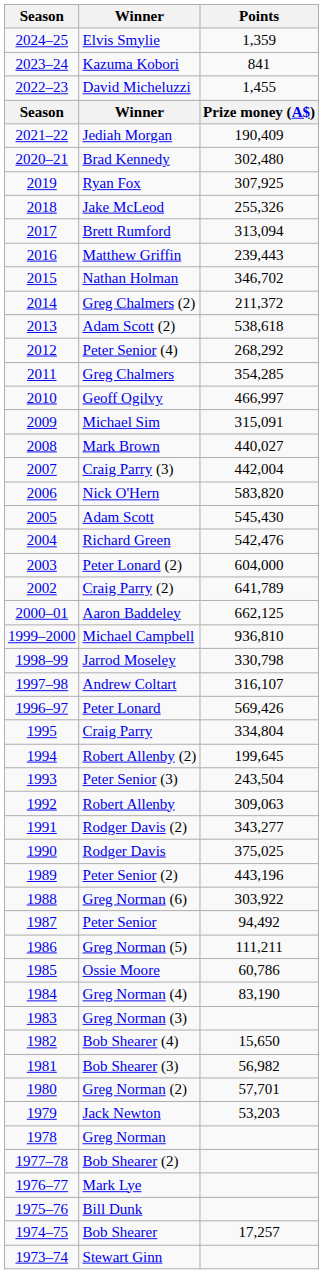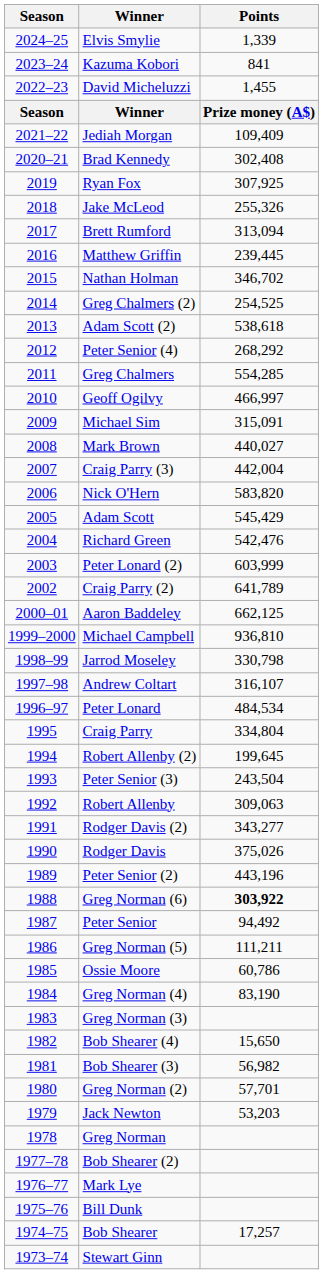(259, 40) 1,359 -> (259, 40) 1,339
(259, 135) 190,409 -> (259, 135) 109,409
(259, 159) 302,480 -> (259, 159) 302,408
(259, 254) 239,443 -> (259, 254) 239,445
(259, 302) 211,372 -> (259, 302) 254,525
(259, 374) 354,285 -> (259, 374) 554,285
(259, 517) 545,430 -> (259, 517) 545,429
(259, 565) 604,000 -> (259, 565) 603,999
(259, 708) 569,426 -> (259, 708) 484,534
(259, 851) 375,025 -> (259, 851) 375,026
(259, 898) normal -> (259, 898) bold
